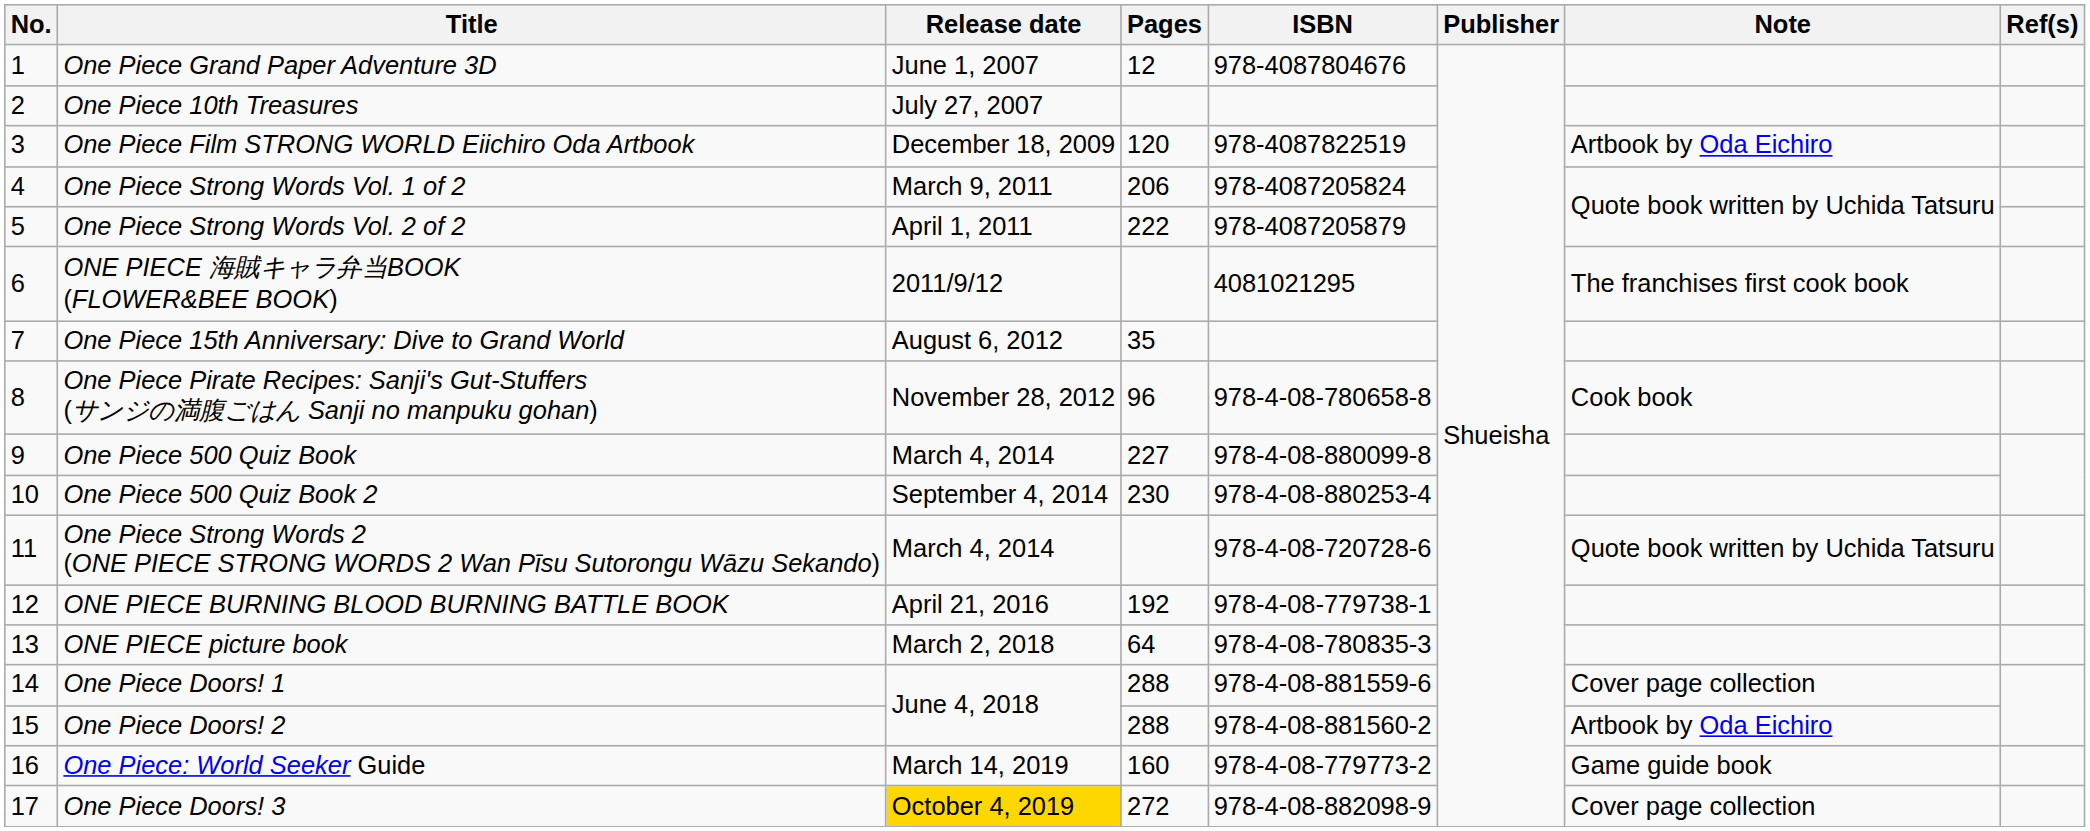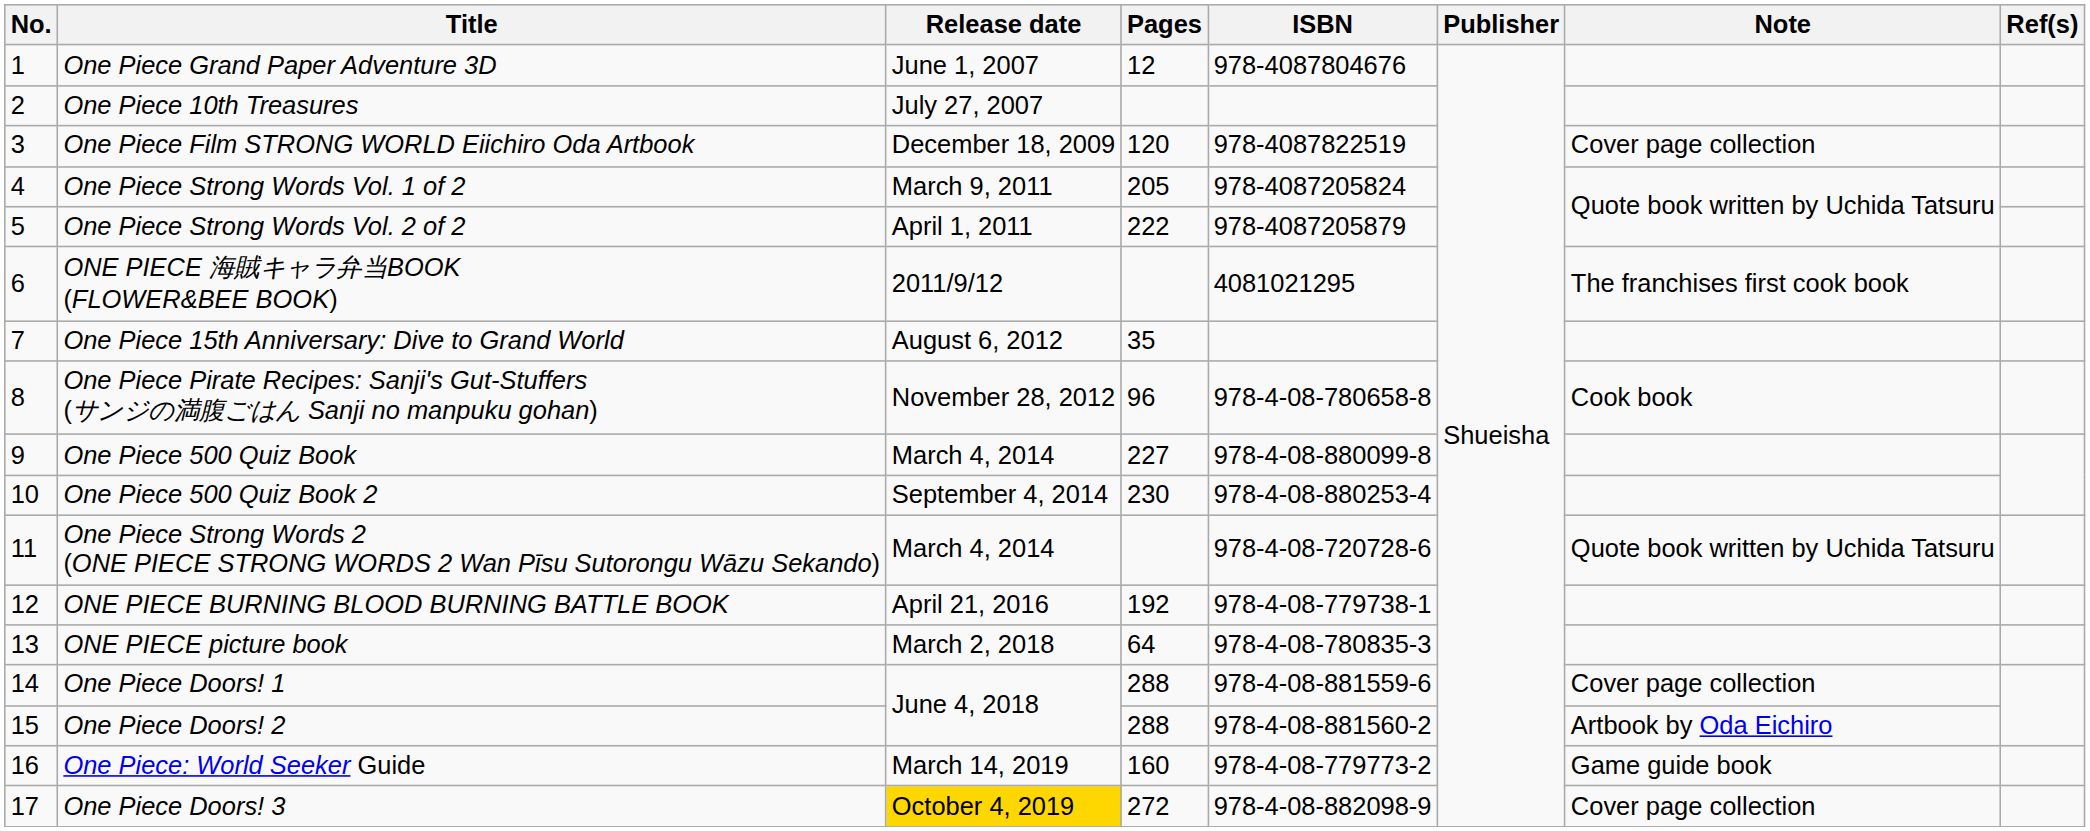(1702, 145) Artbook by Oda Eichiro -> (1693, 145) Cover page collection
(1148, 186) 206 -> (1148, 186) 205
